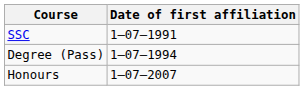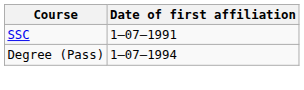- row: (33, 75)
